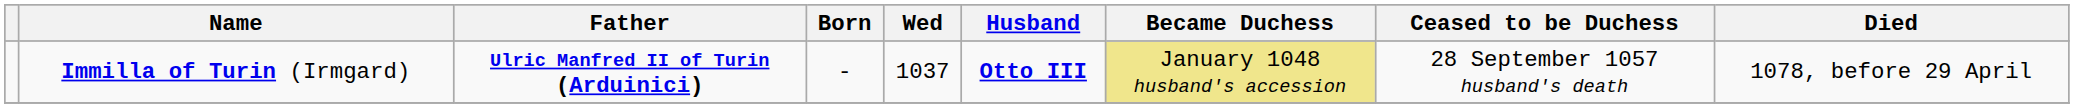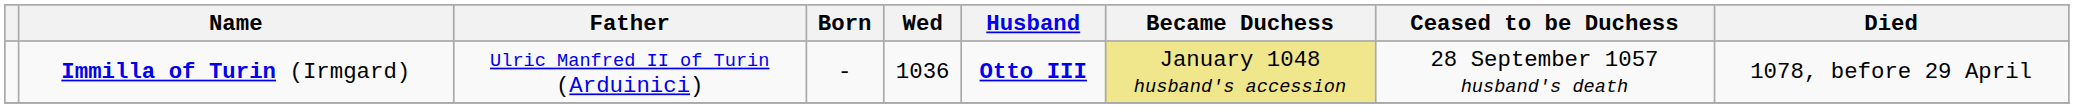(630, 72) bold -> (630, 74) normal
(923, 72) 1037 -> (923, 72) 1036
